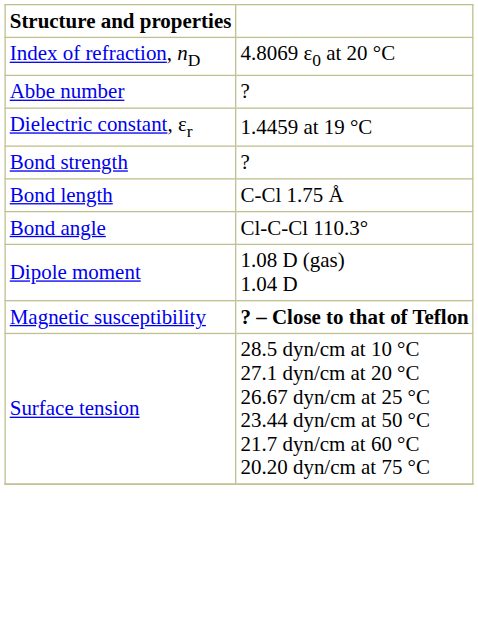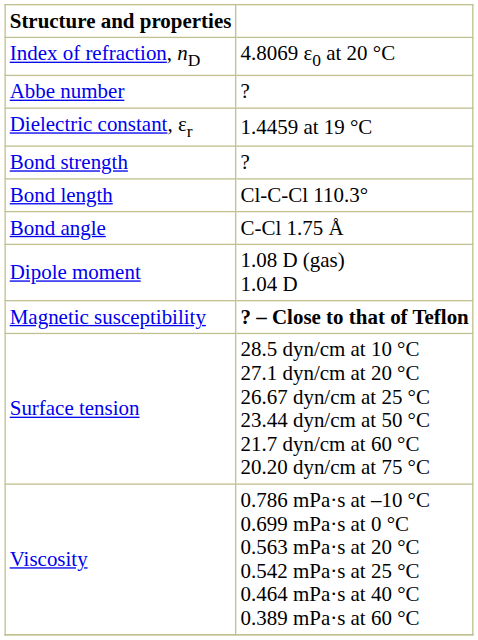(292, 195) C-Cl 1.75 Å -> (304, 195) Cl-C-Cl 110.3°
(304, 228) Cl-C-Cl 110.3° -> (292, 228) C-Cl 1.75 Å
+ row: (49, 559)
